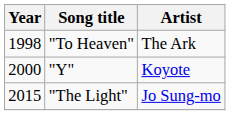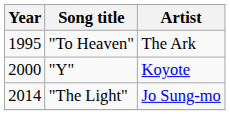(25, 43) 1998 -> (25, 43) 1995
(25, 95) 2015 -> (25, 95) 2014
